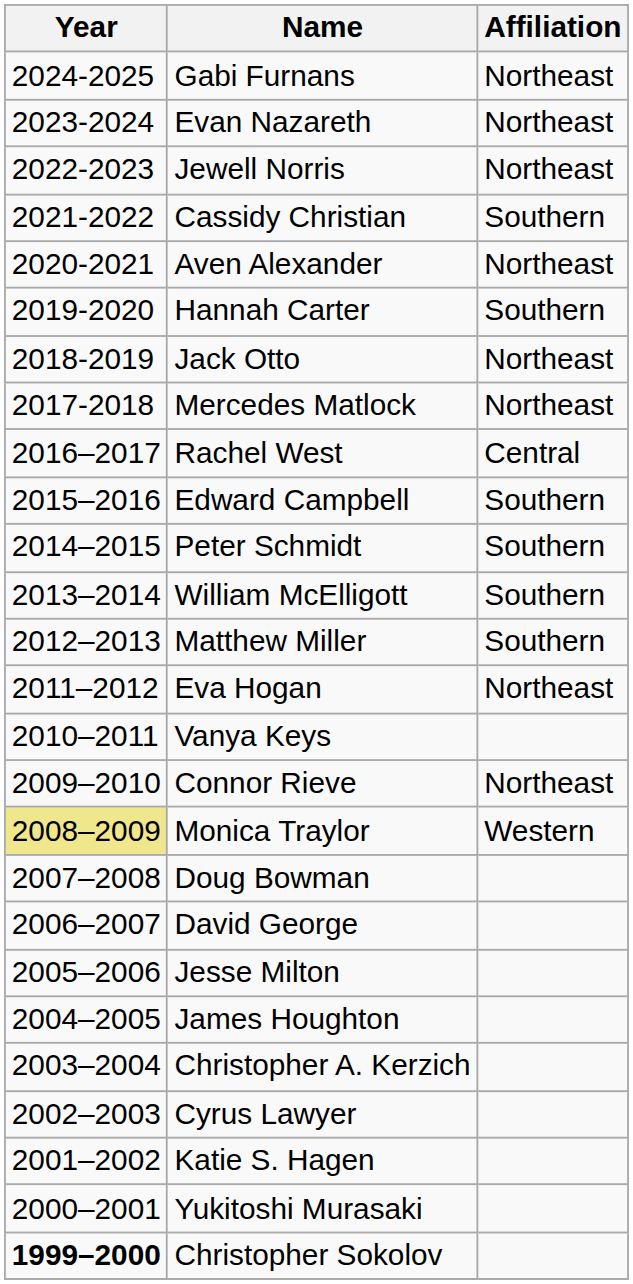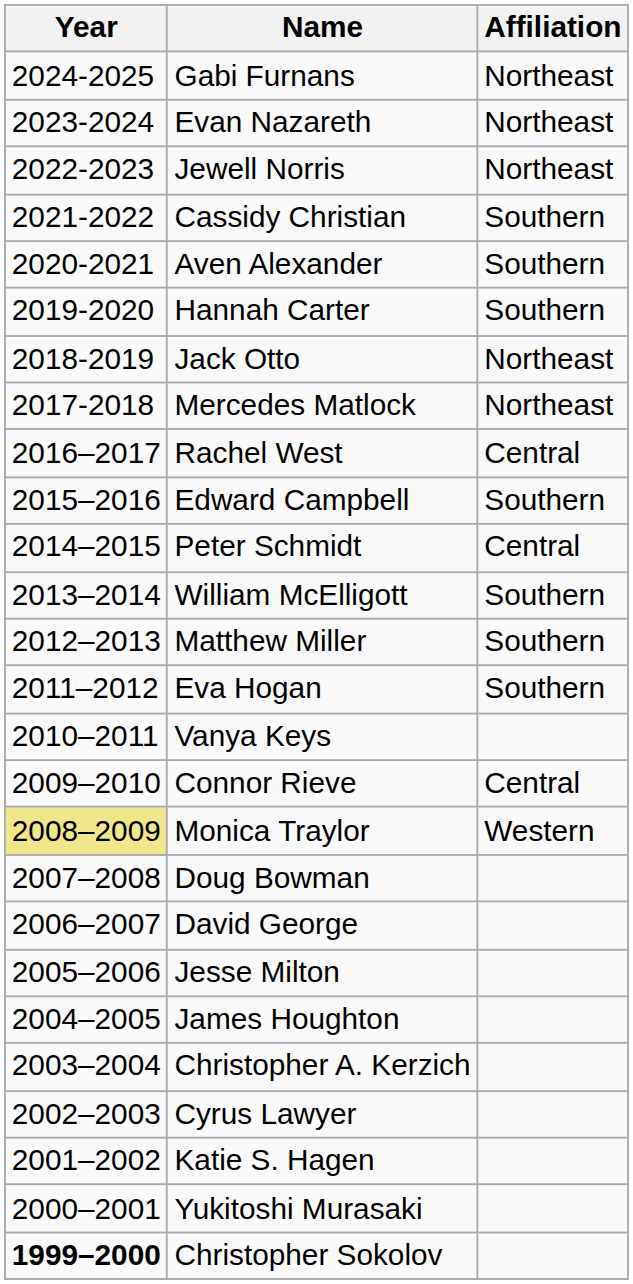(549, 264) Northeast -> (545, 264) Southern
(545, 547) Southern -> (532, 547) Central
(549, 688) Northeast -> (545, 688) Southern
(549, 783) Northeast -> (532, 783) Central
